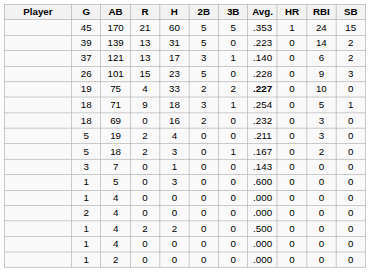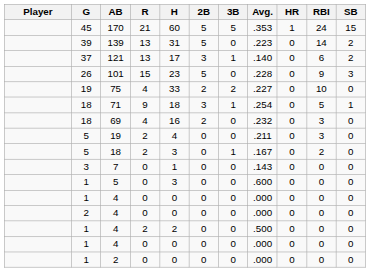(263, 89) bold -> (263, 89) normal
(145, 120) 0 -> (145, 120) 4
